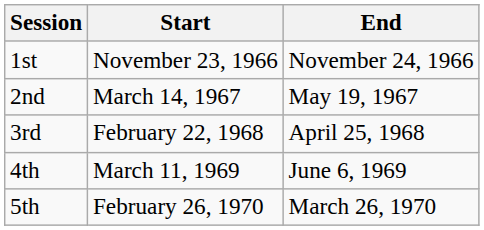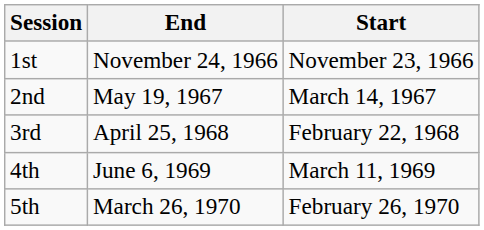columns swapped: (185, 22) <-> (381, 22)
